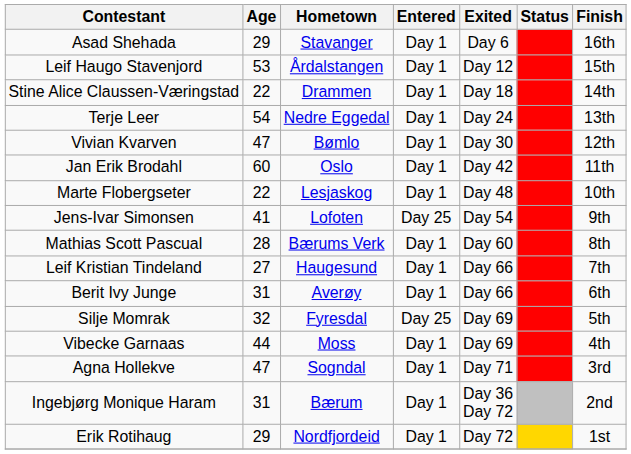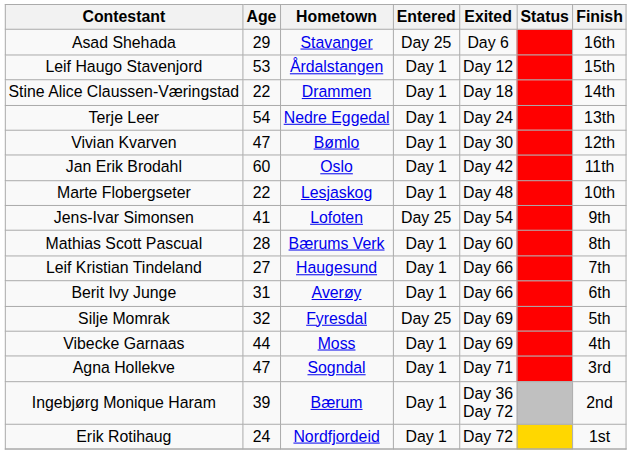(426, 42) Day 1 -> (426, 42) Day 25
(261, 402) 31 -> (261, 402) 39
(261, 436) 29 -> (261, 436) 24
